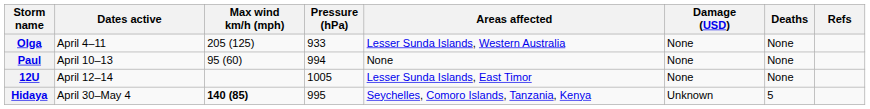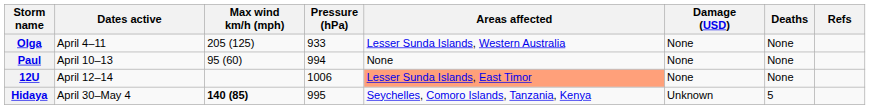(320, 78) 1005 -> (320, 78) 1006
(449, 78) no background -> (449, 78) lightsalmon background
